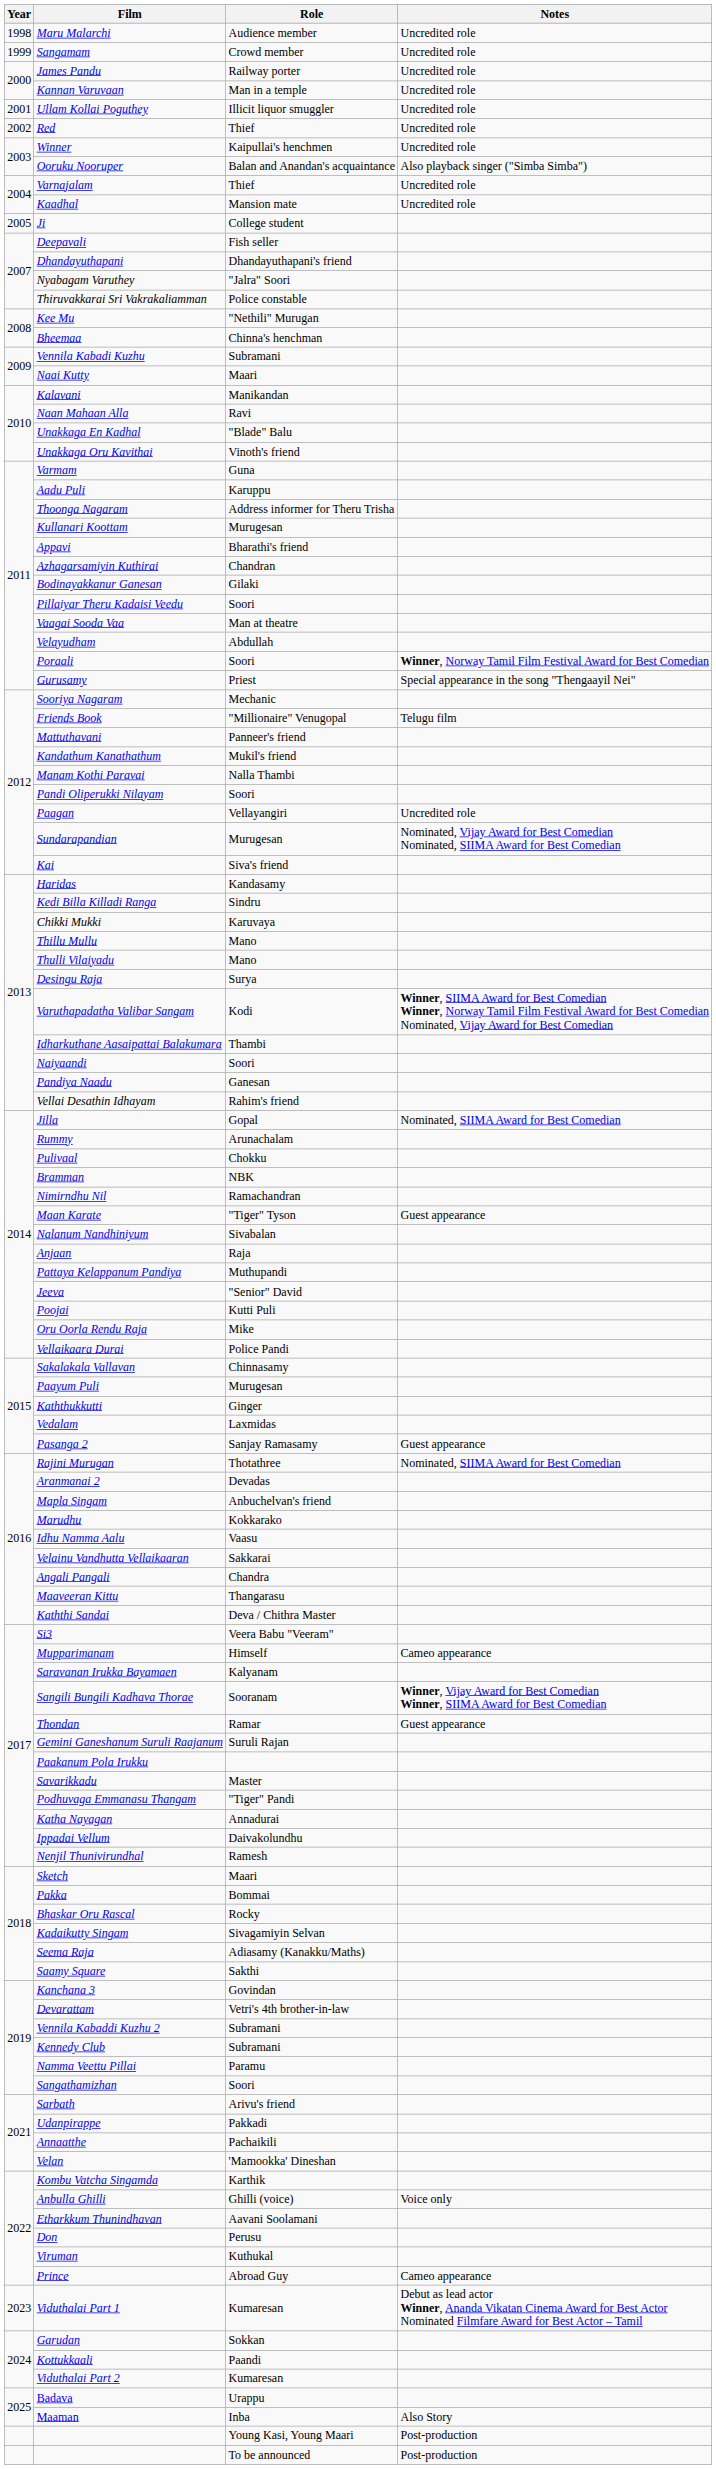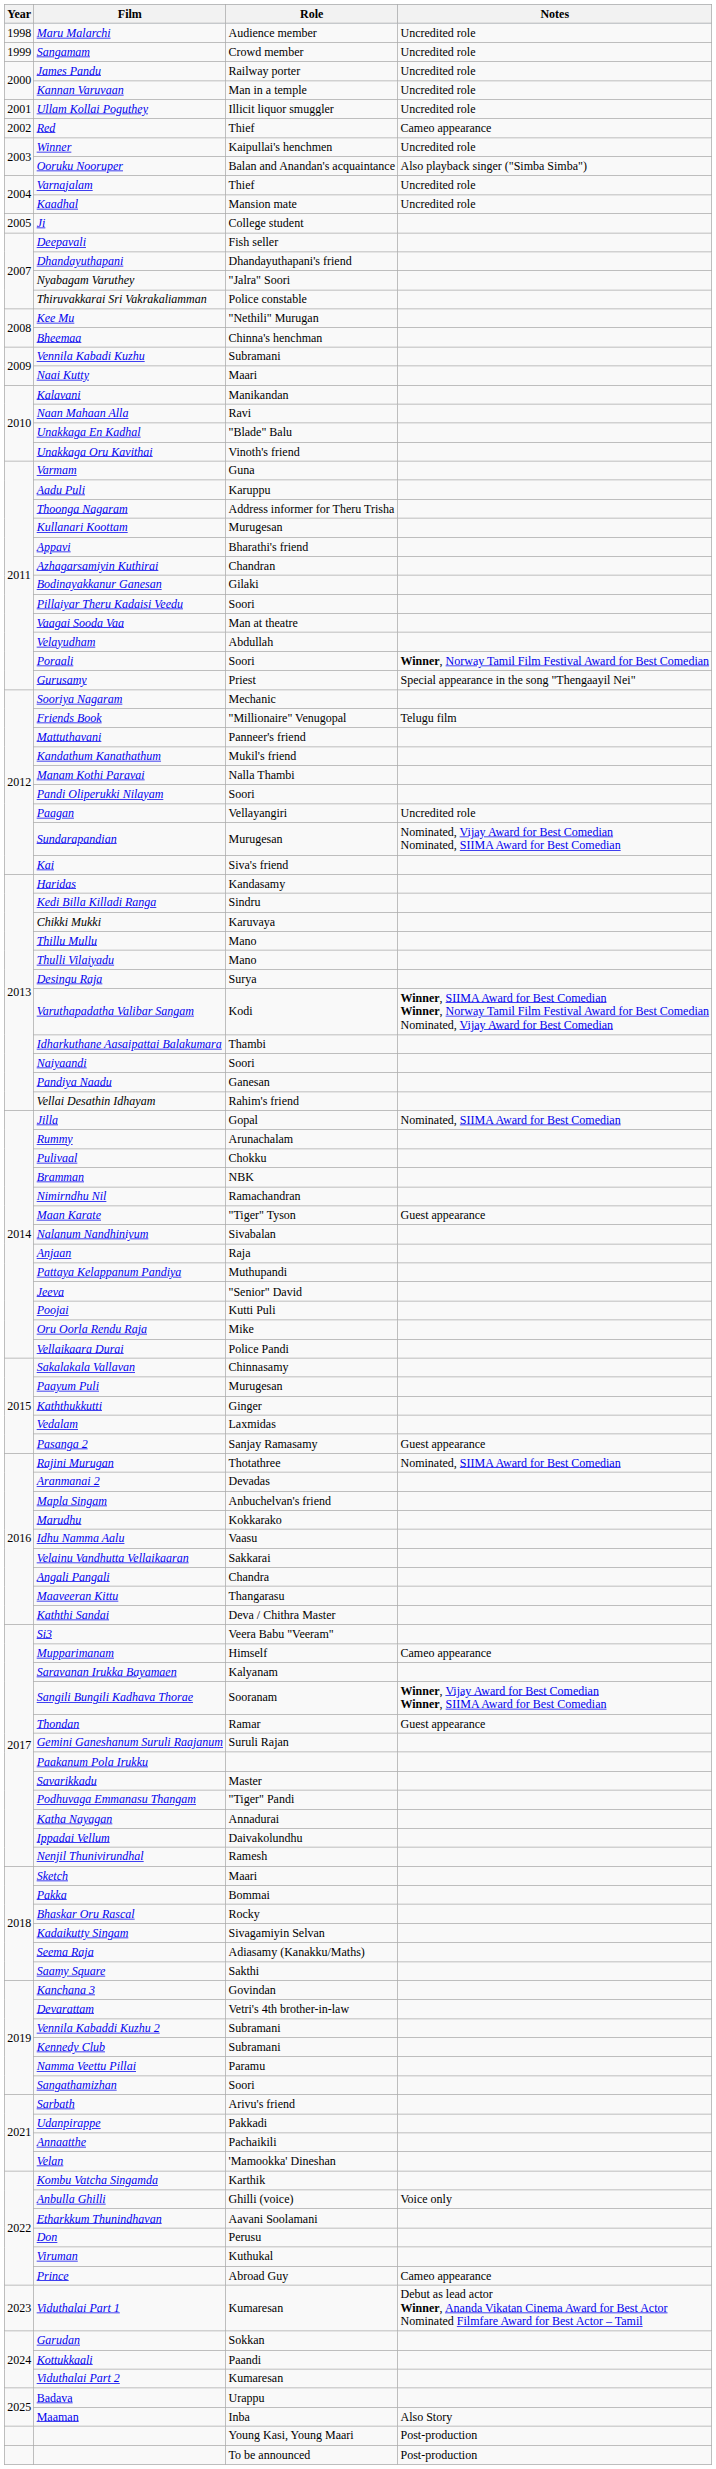(438, 128) Uncredited role -> (446, 128) Cameo appearance
